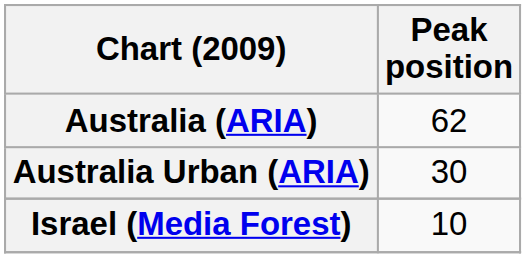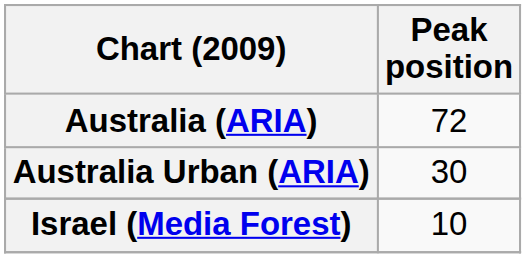(449, 119) 62 -> (449, 119) 72
